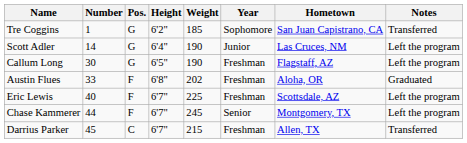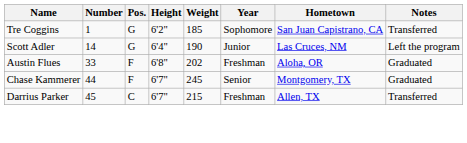- row: (35, 63)
- row: (30, 96)
(424, 113) Left the program -> (410, 79) Graduated
